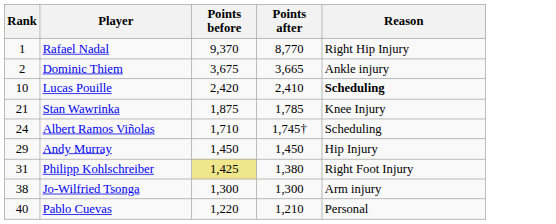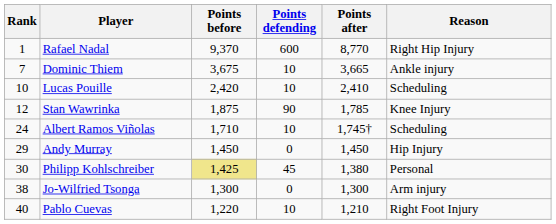+ column: (289, 21)
(22, 68) 2 -> (22, 68) 7
(355, 88) bold -> (418, 88) normal
(22, 108) 21 -> (22, 108) 12
(22, 169) 31 -> (22, 169) 30
(369, 169) Right Foot Injury -> (412, 169) Personal
(347, 209) Personal -> (434, 209) Right Foot Injury
